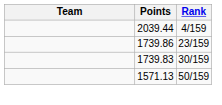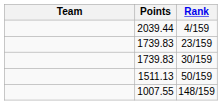(156, 44) 1739.86 -> (156, 44) 1739.83
(156, 76) 1571.13 -> (156, 76) 1511.13
+ row: (197, 92)
